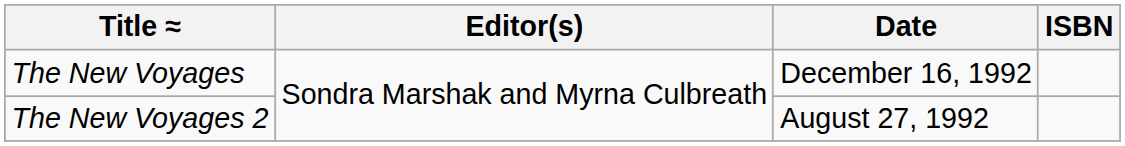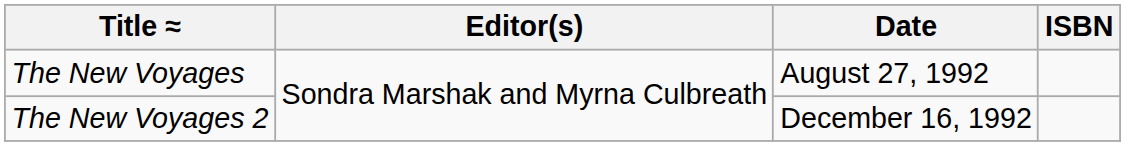(906, 72) December 16, 1992 -> (885, 72) August 27, 1992
(885, 118) August 27, 1992 -> (906, 118) December 16, 1992
